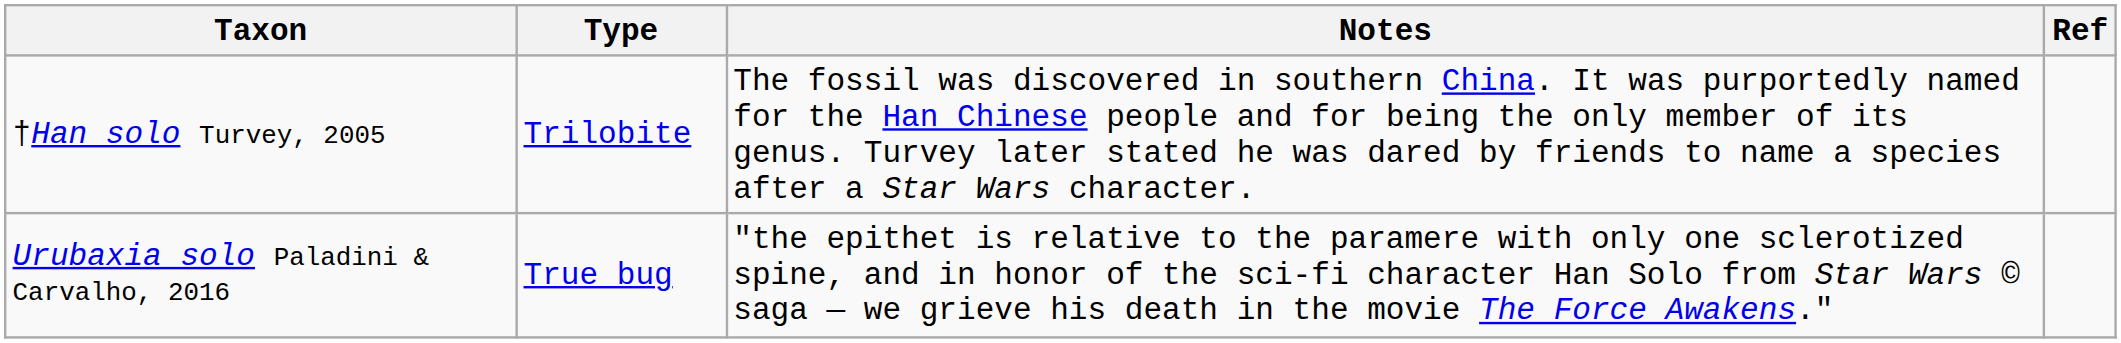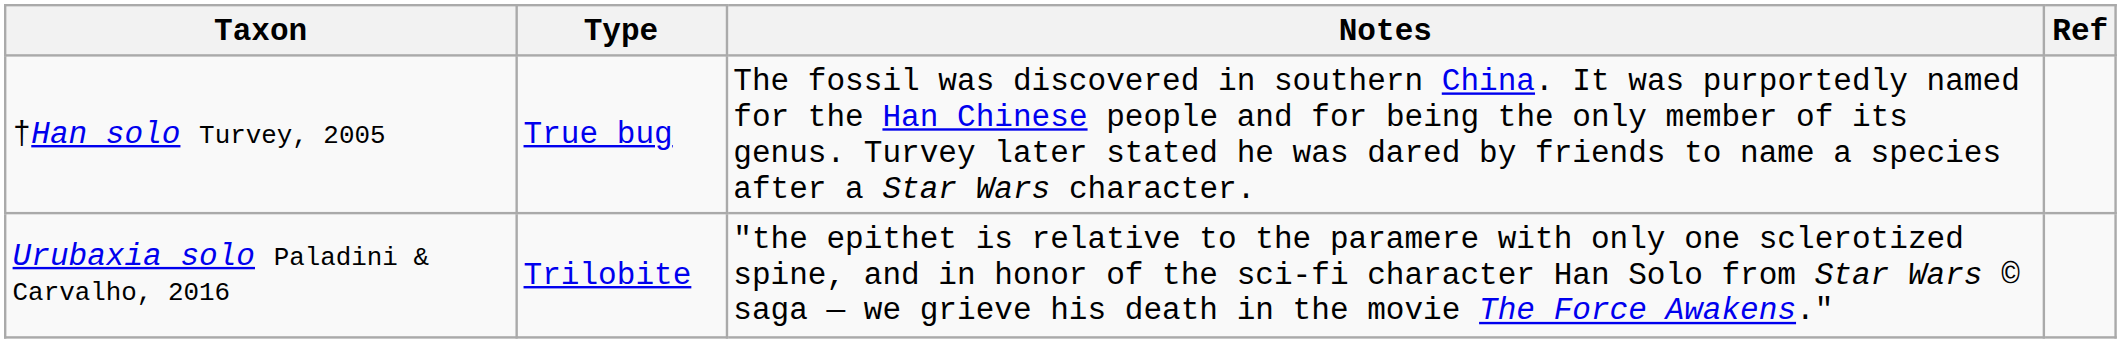(607, 135) Trilobite -> (598, 135) True bug
(598, 275) True bug -> (607, 275) Trilobite
